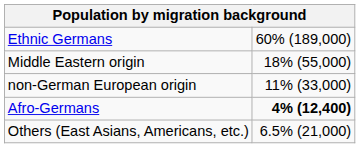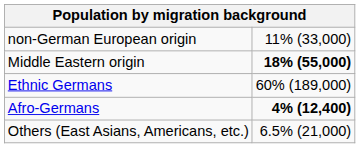rows swapped: (60, 39) <-> (102, 85)
(307, 62) normal -> (307, 62) bold
